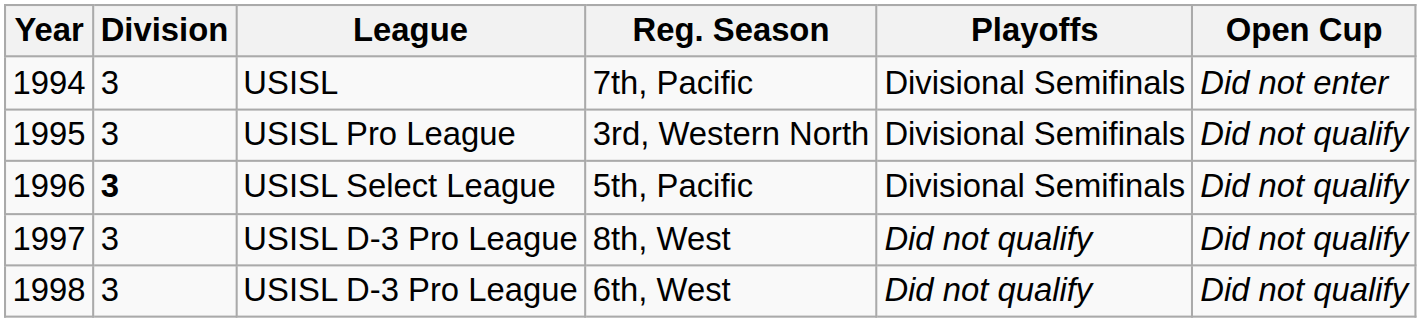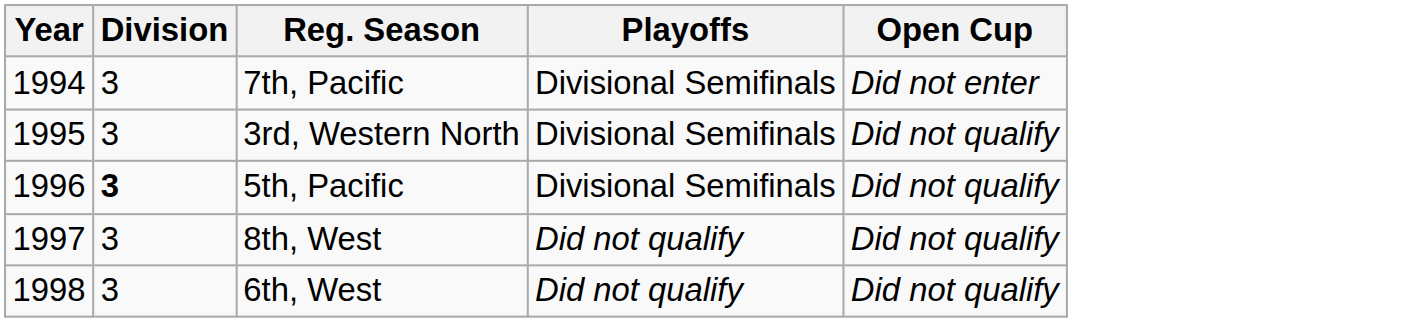- column: (410, 30)
